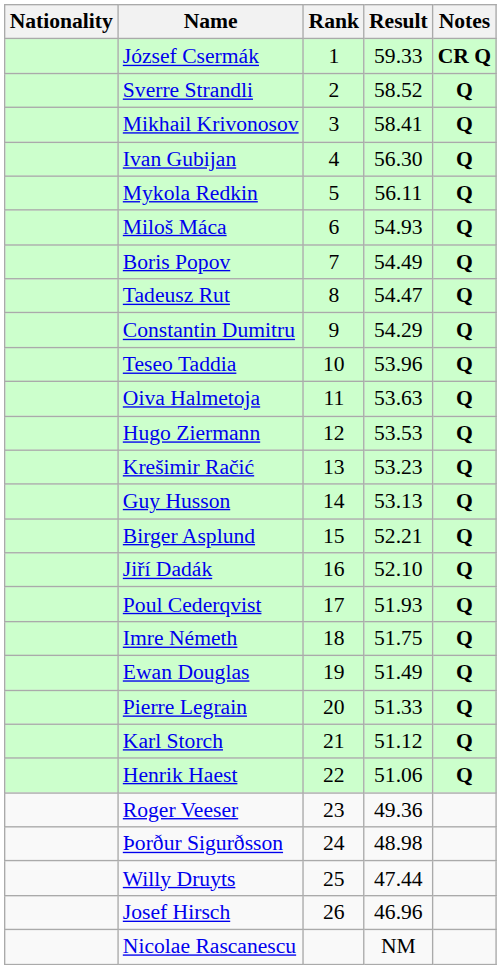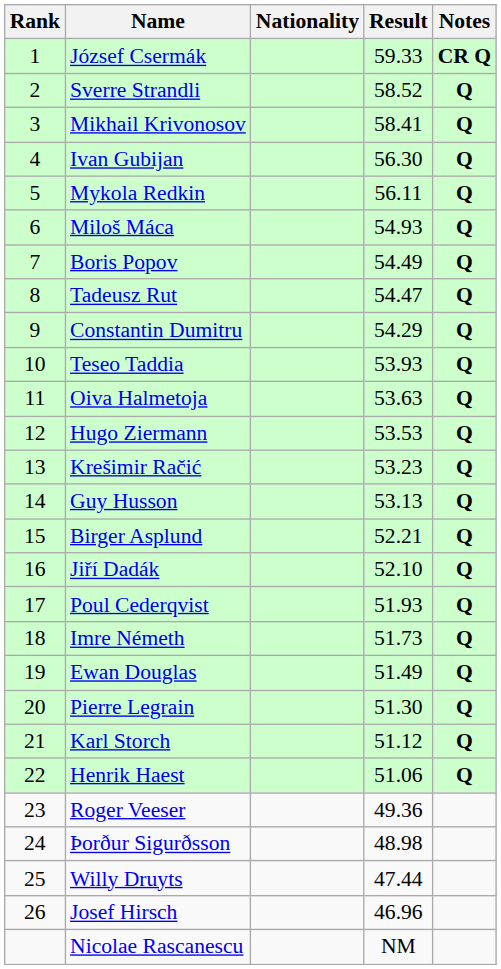columns swapped: (334, 21) <-> (61, 21)
(398, 364) 53.96 -> (398, 364) 53.93
(398, 638) 51.75 -> (398, 638) 51.73
(398, 706) 51.33 -> (398, 706) 51.30
